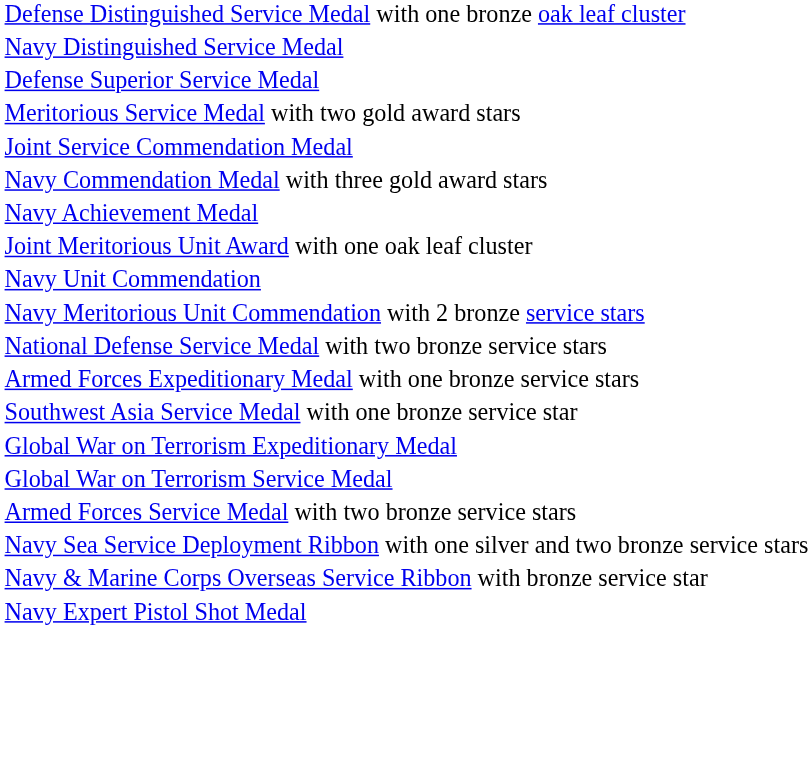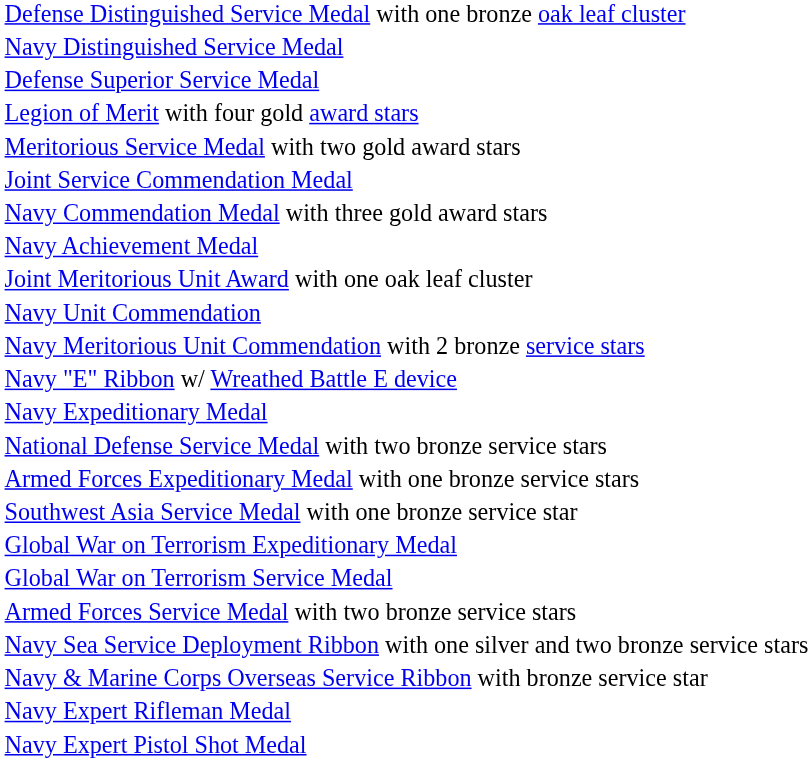+ row: (212, 113)
+ row: (231, 379)
+ row: (136, 412)
+ row: (148, 711)
